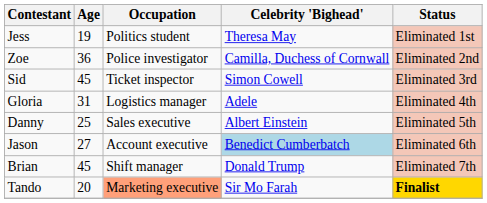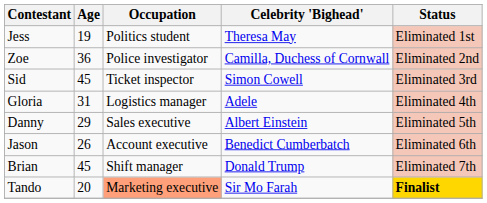(84, 123) 25 -> (84, 123) 29
(84, 144) 27 -> (84, 144) 26
(287, 144) lightblue background -> (287, 144) no background
